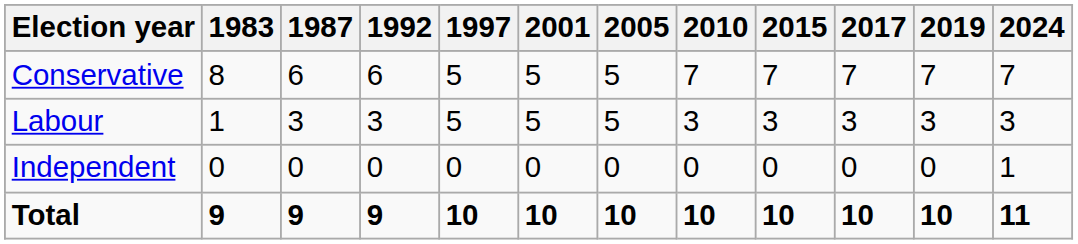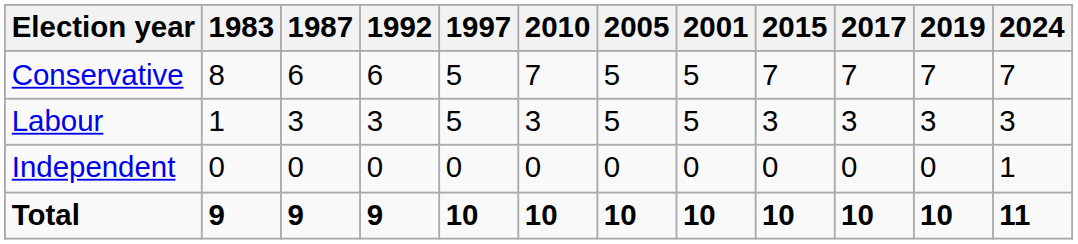columns swapped: (558, 27) <-> (716, 27)
